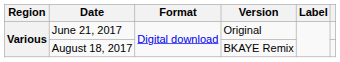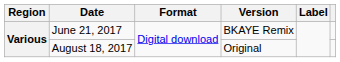(242, 30) Original -> (259, 30) BKAYE Remix
(259, 48) BKAYE Remix -> (242, 48) Original
